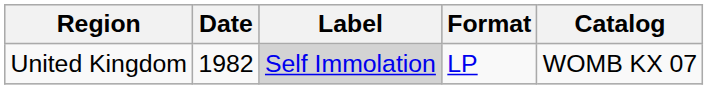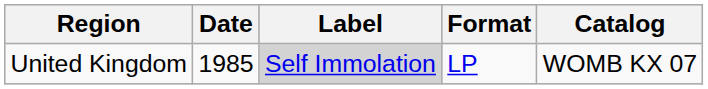(226, 63) 1982 -> (226, 63) 1985
